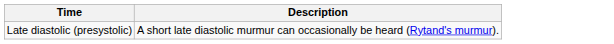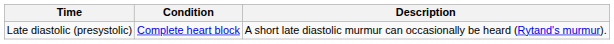+ column: (188, 13)
